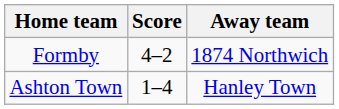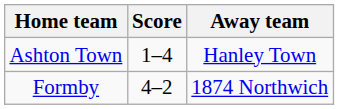rows swapped: (66, 87) <-> (66, 54)
